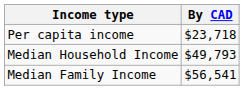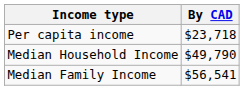(210, 55) $49,793 -> (210, 55) $49,790
